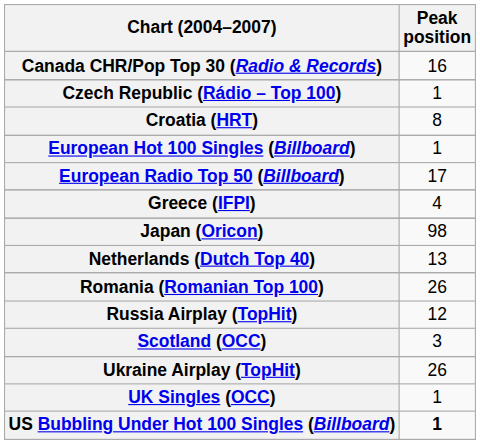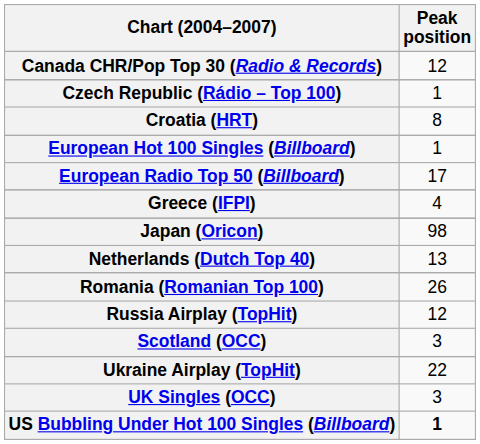(437, 65) 16 -> (437, 65) 12
(437, 369) 26 -> (437, 369) 22
(437, 397) 1 -> (437, 397) 3
